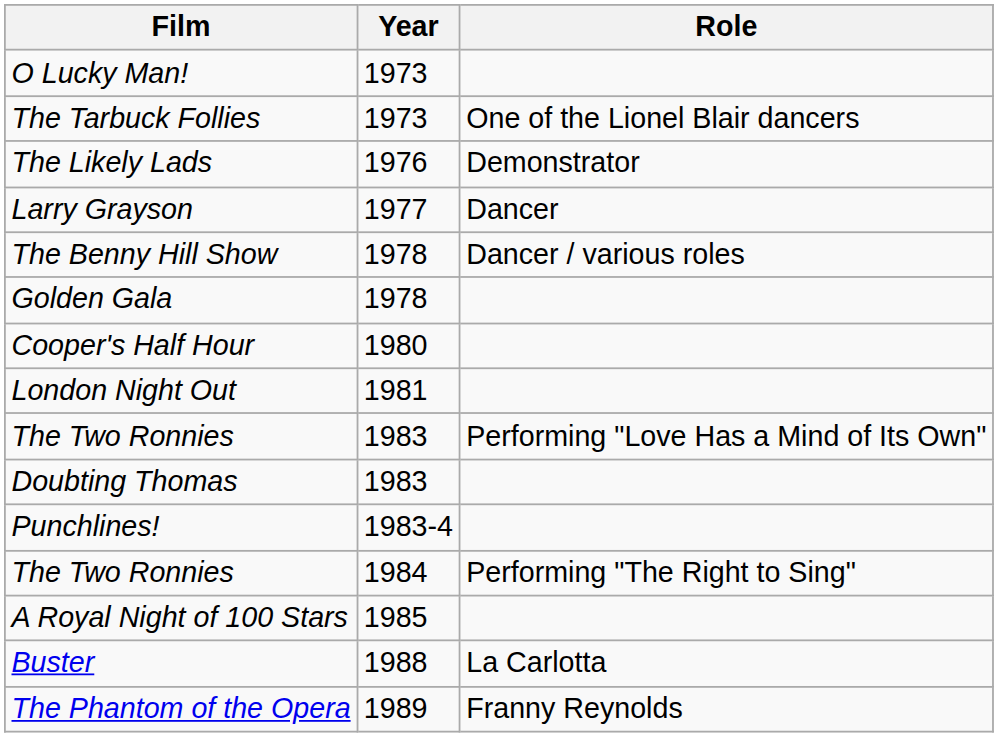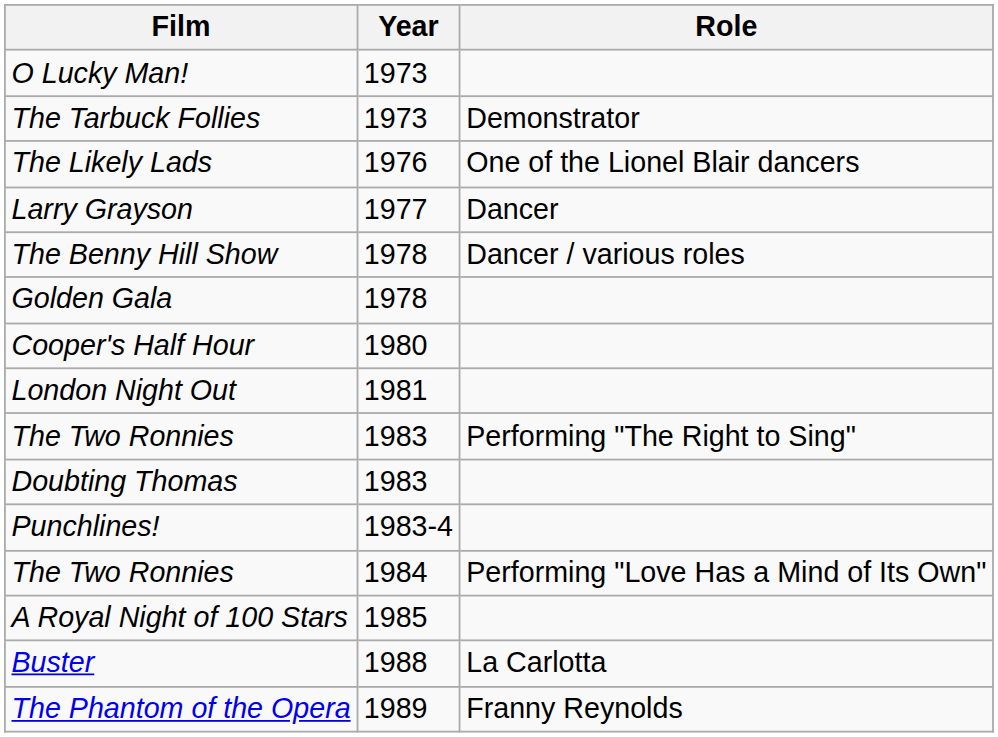(663, 118) One of the Lionel Blair dancers -> (553, 118) Demonstrator
(553, 163) Demonstrator -> (663, 163) One of the Lionel Blair dancers
(726, 436) Performing "Love Has a Mind of Its Own" -> (661, 436) Performing "The Right to Sing"
(661, 572) Performing "The Right to Sing" -> (726, 572) Performing "Love Has a Mind of Its Own"
